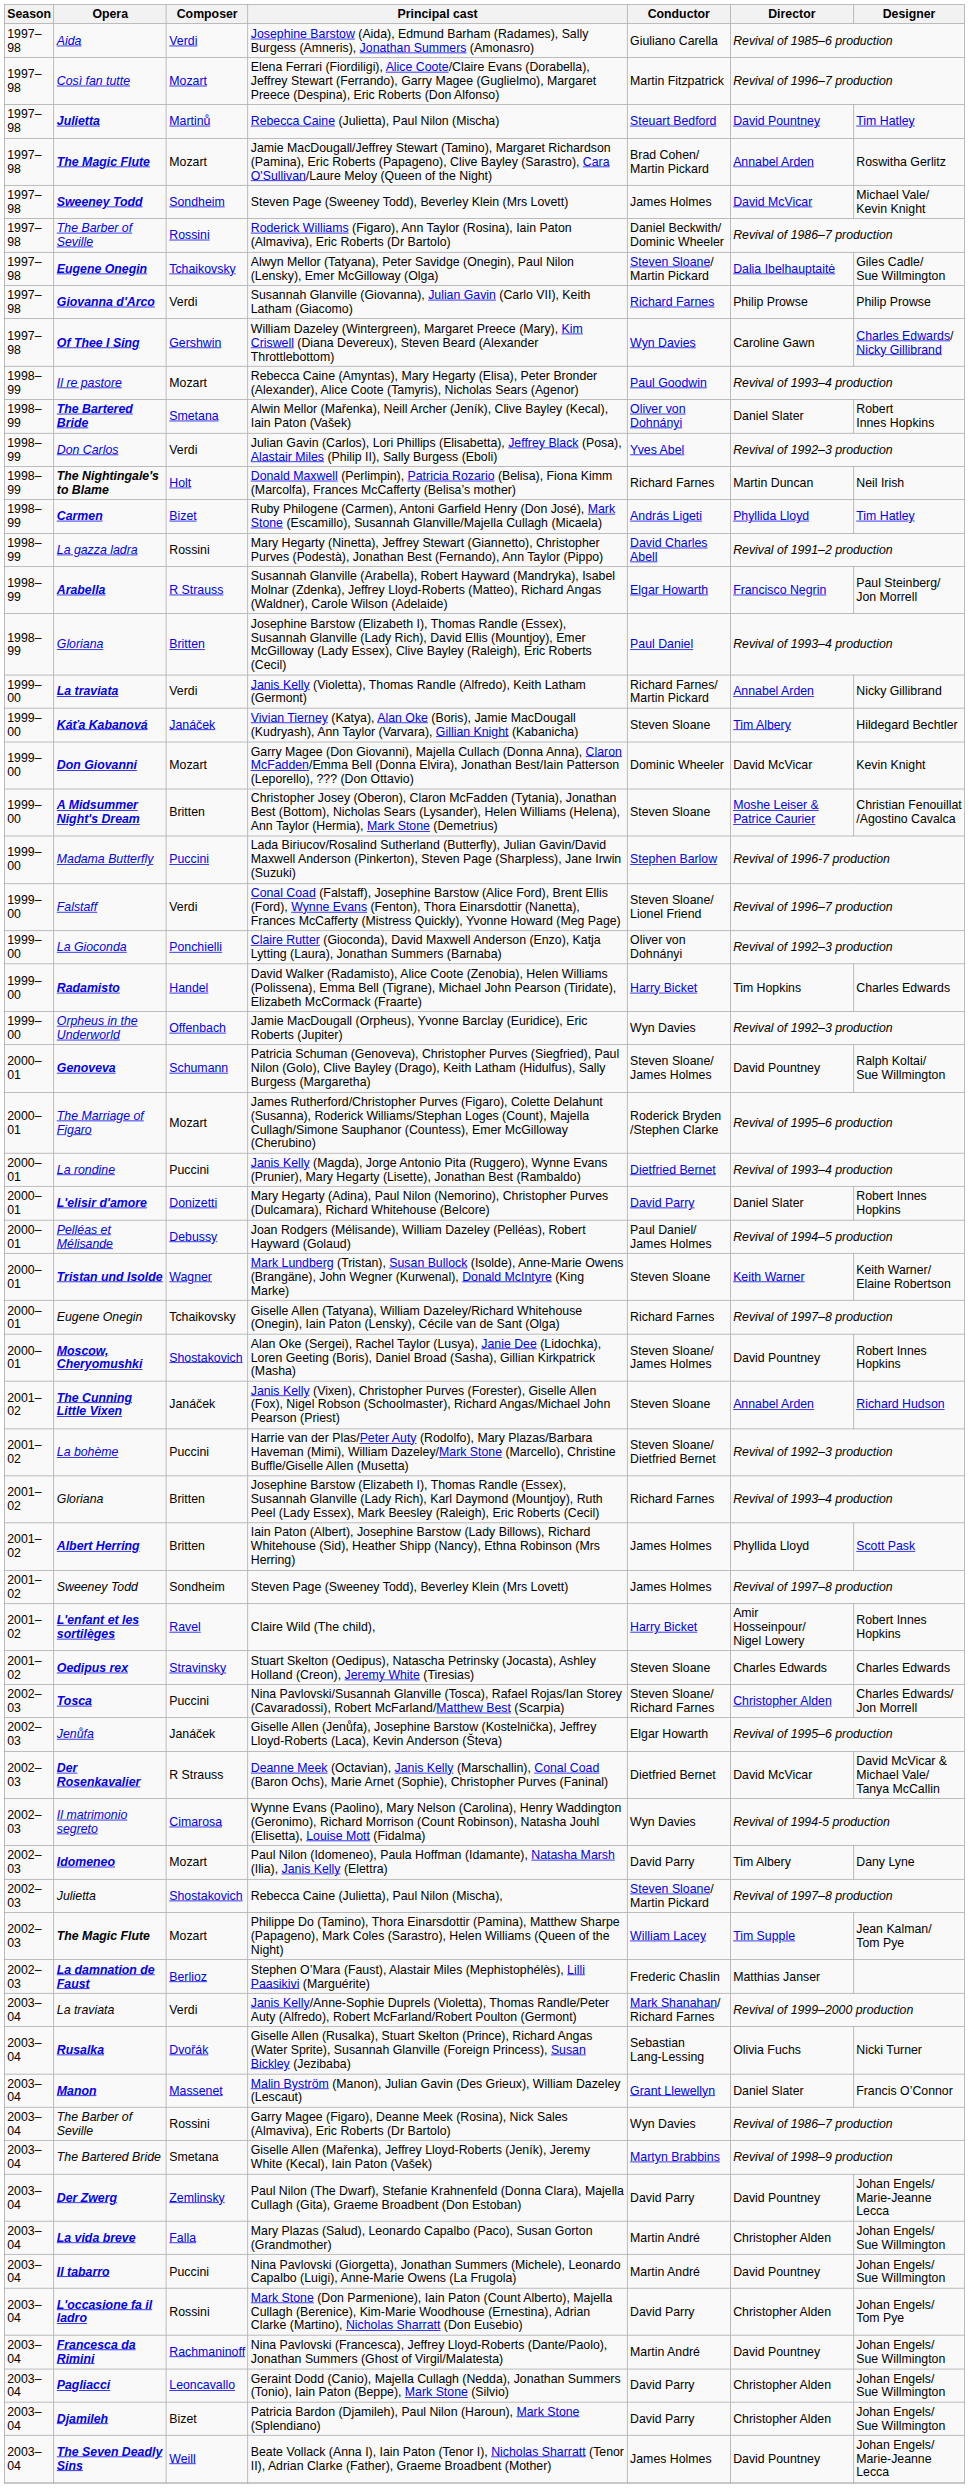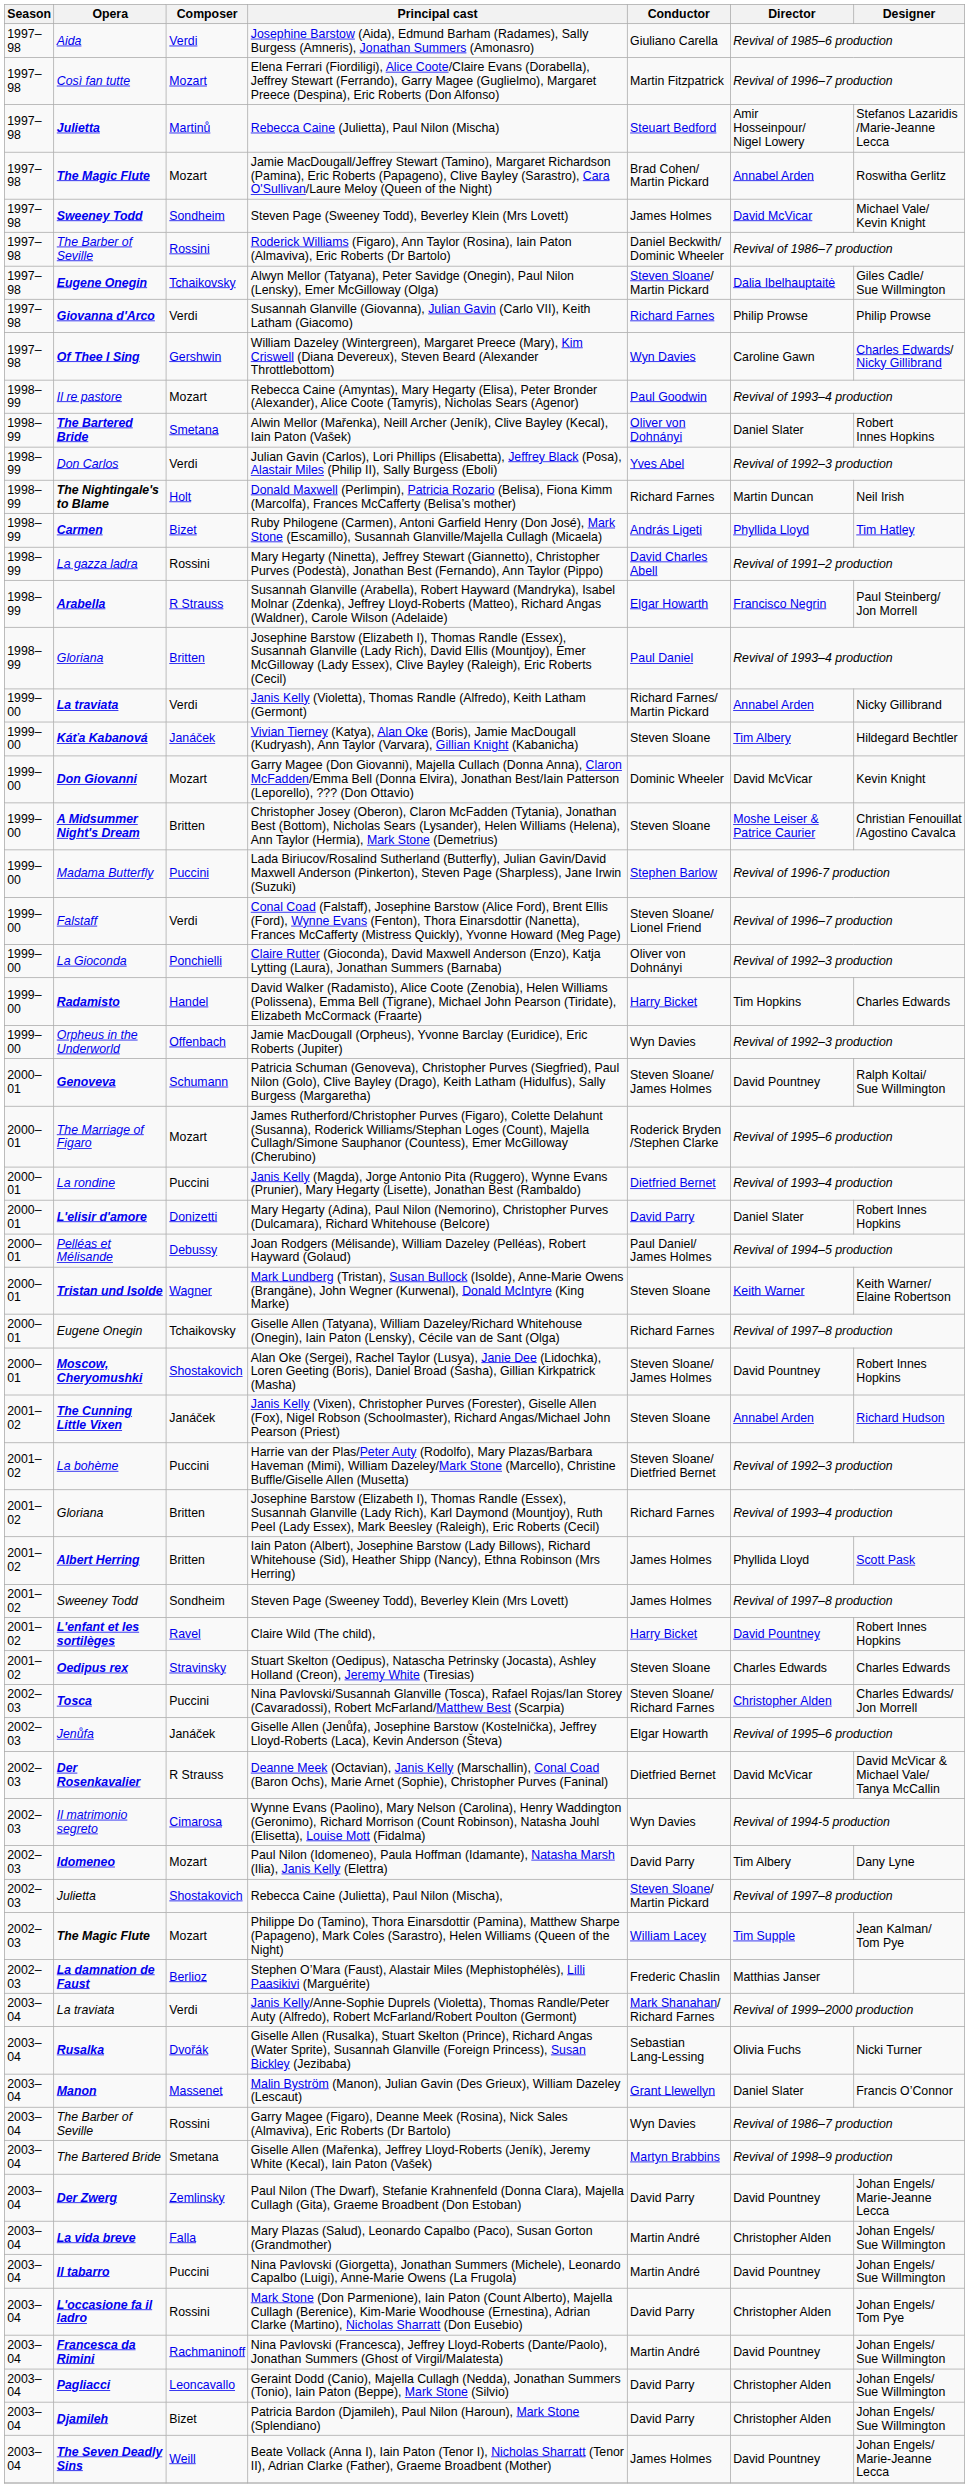(777, 121) David Pountney -> (769, 128) Amir Hosseinpour/ Nigel Lowery
(885, 121) Tim Hatley -> (907, 128) Stefanos Lazaridis /Marie-Jeanne Lecca
(769, 1627) Amir Hosseinpour/ Nigel Lowery -> (777, 1634) David Pountney
